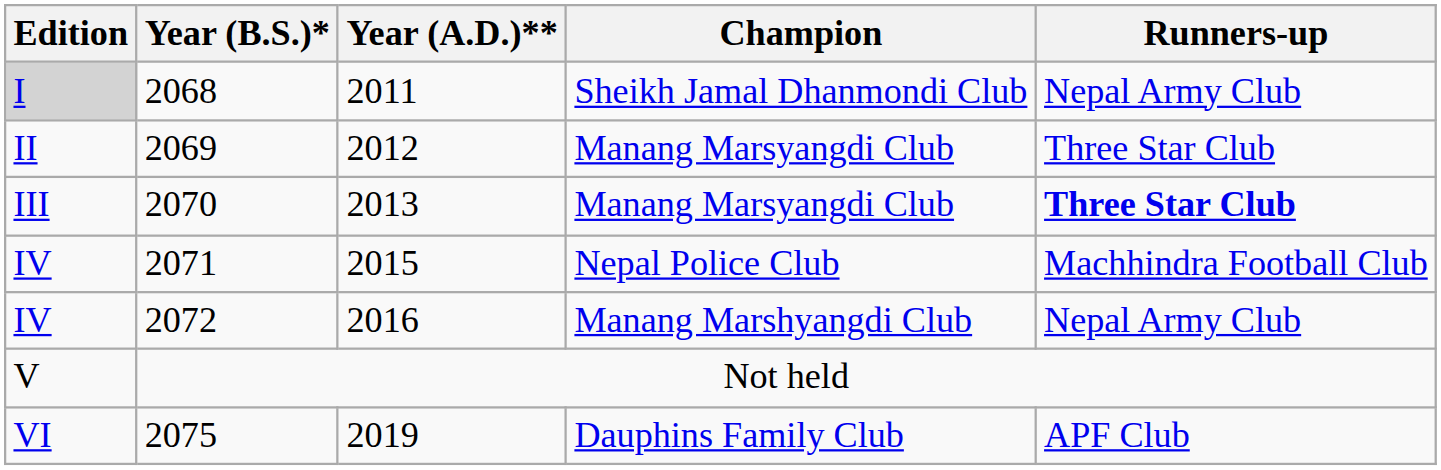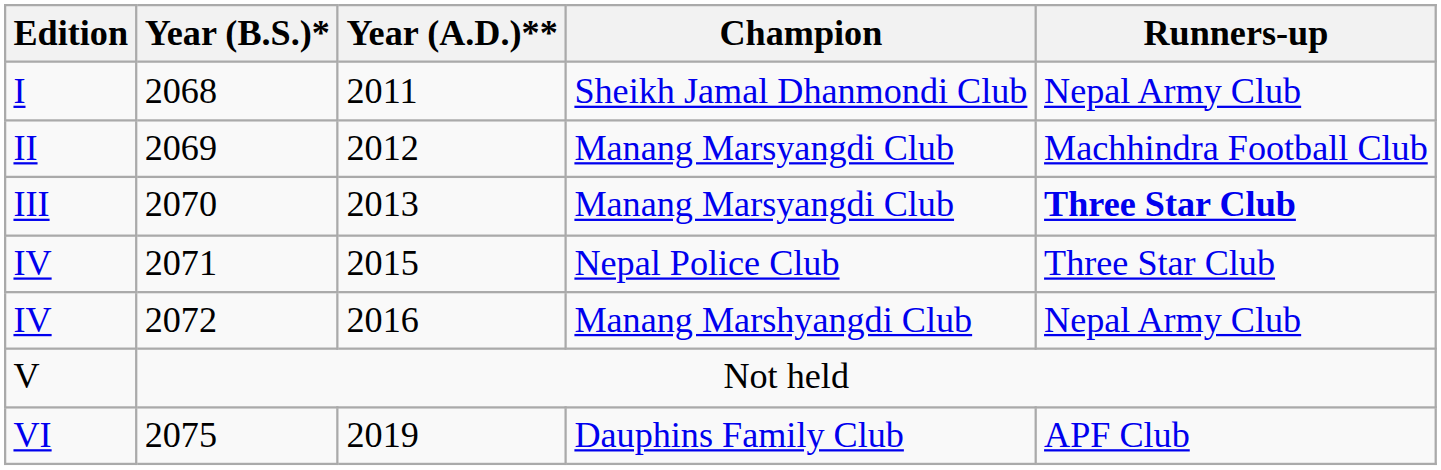(19, 90) lightgrey background -> (19, 90) no background
(1160, 147) Three Star Club -> (1236, 147) Machhindra Football Club
(1236, 262) Machhindra Football Club -> (1160, 262) Three Star Club
